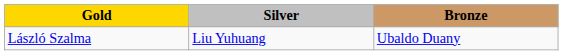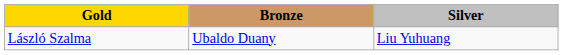columns swapped: (281, 15) <-> (466, 15)
